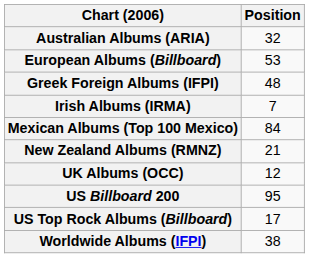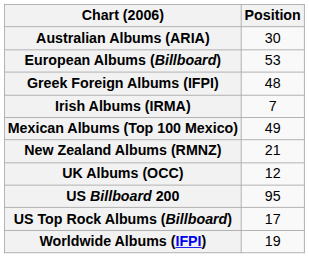(273, 38) 32 -> (273, 38) 30
(273, 128) 84 -> (273, 128) 49
(273, 241) 38 -> (273, 241) 19
